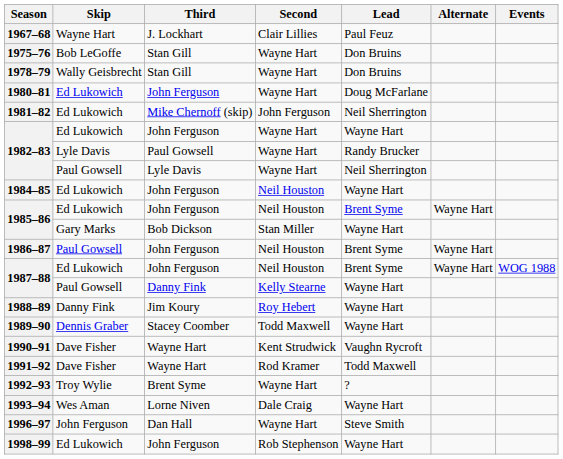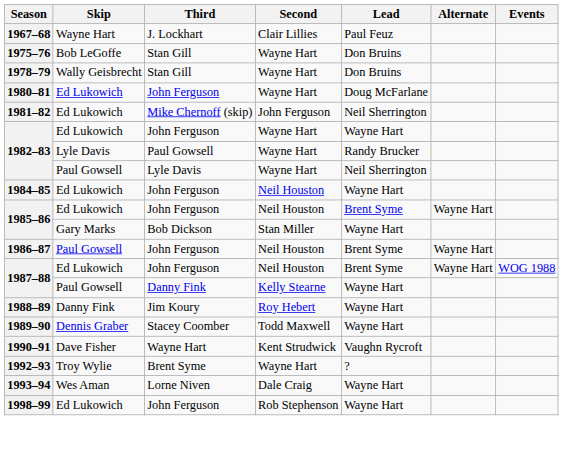- row: (29, 365)
- row: (29, 424)
